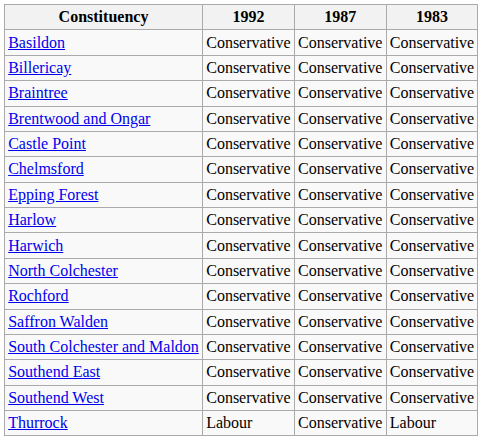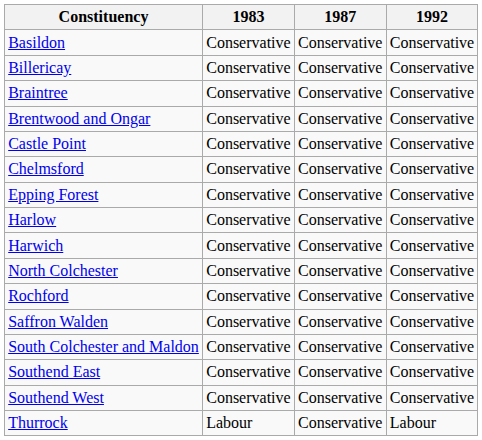columns swapped: (432, 17) <-> (248, 17)
